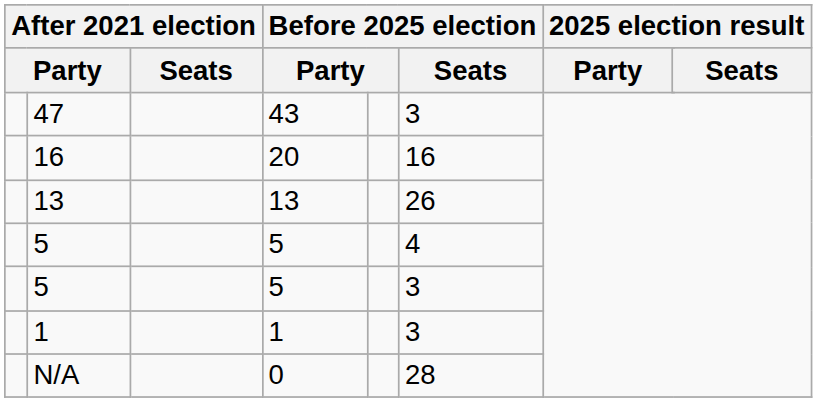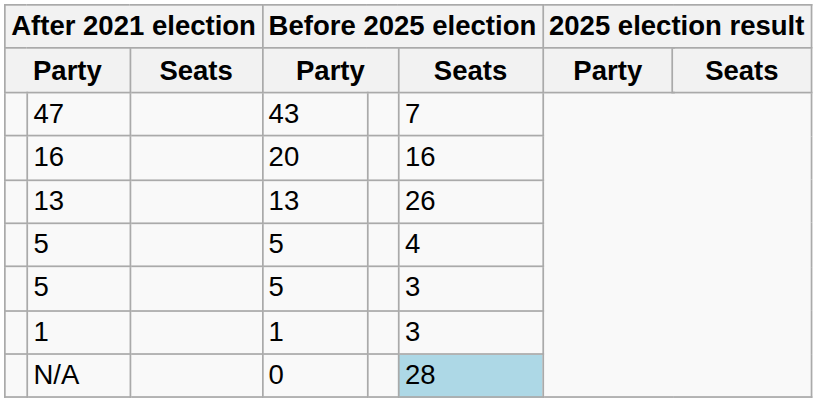(413, 113) 3 -> (413, 113) 7
(420, 375) no background -> (420, 375) lightblue background
